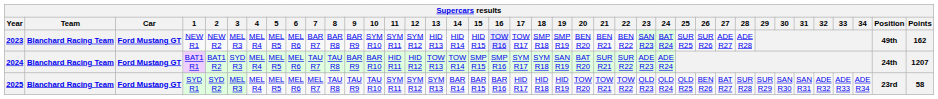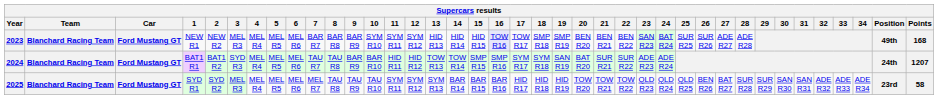(920, 40) 162 -> (920, 40) 168
